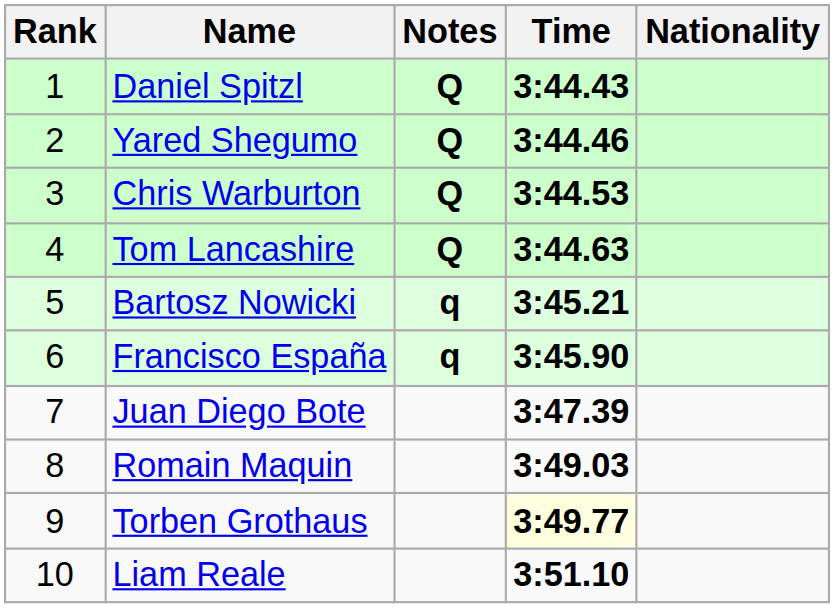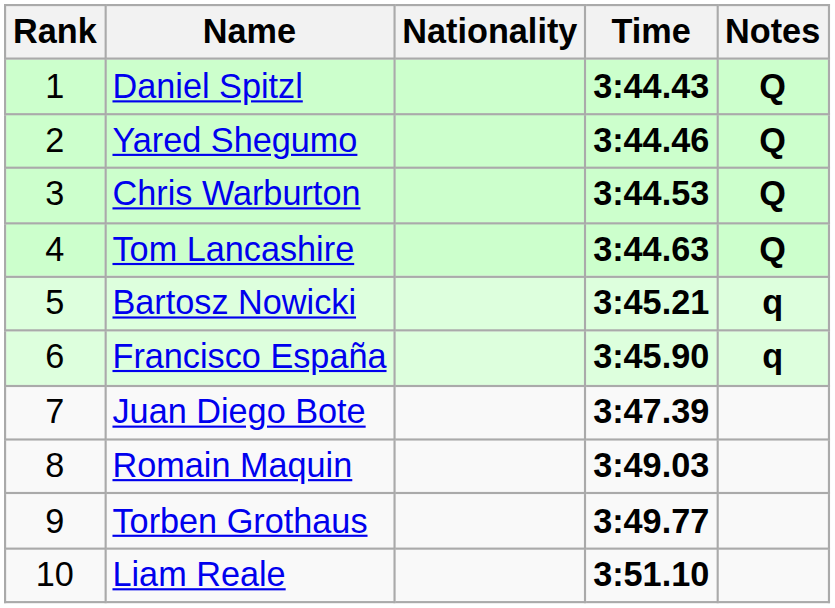columns swapped: (733, 31) <-> (450, 31)
(571, 520) lightyellow background -> (651, 520) no background
